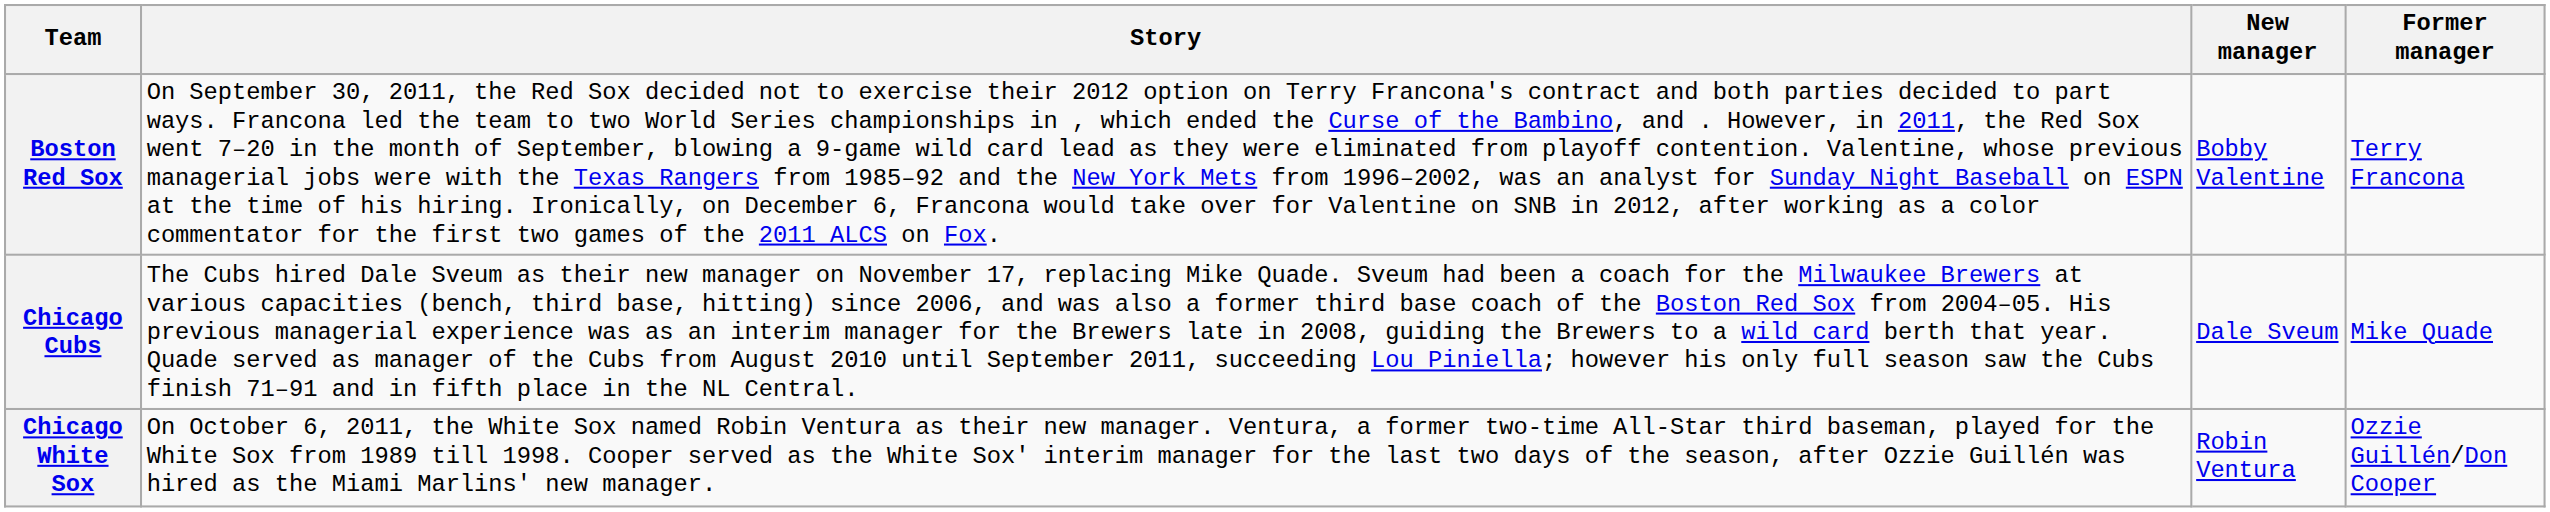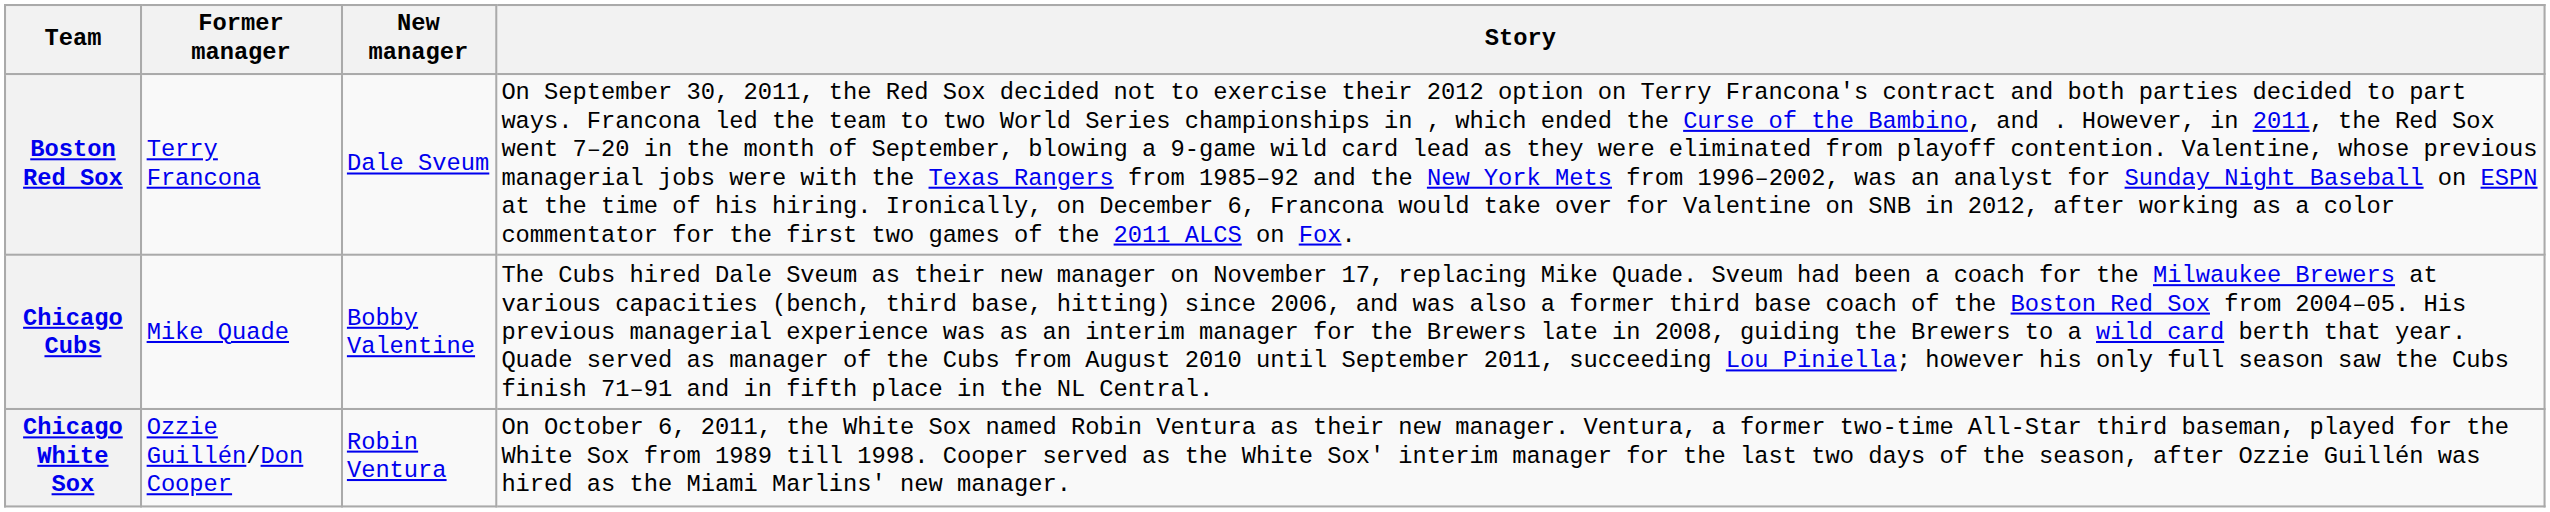columns swapped: (2445, 39) <-> (1166, 39)
(2260, 164) Bobby Valentine -> (418, 164) Dale Sveum
(2267, 332) Dale Sveum -> (411, 332) Bobby Valentine
